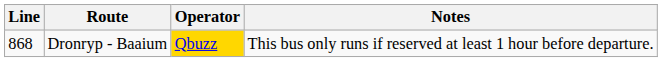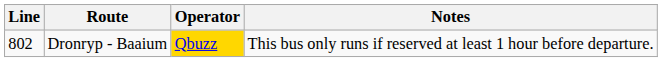(21, 43) 868 -> (21, 43) 802
